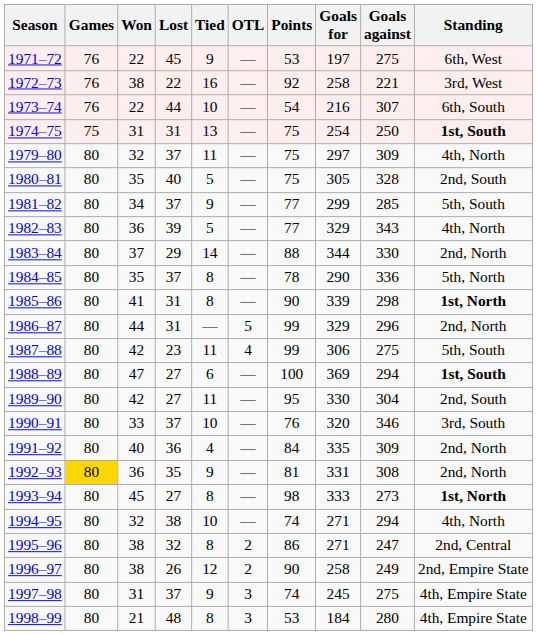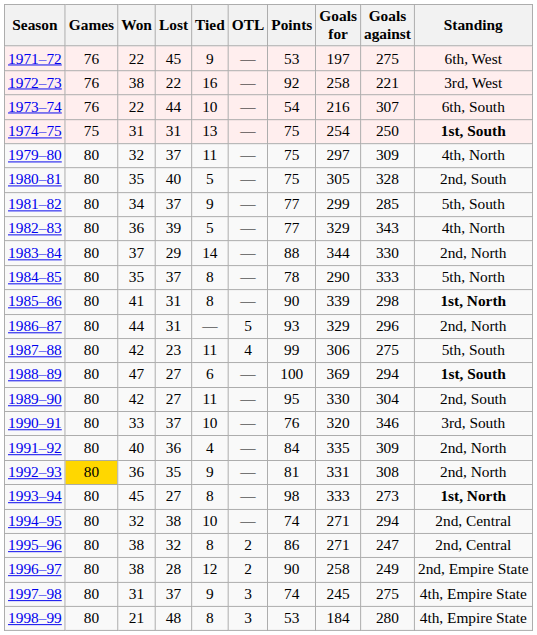(387, 277) 336 -> (387, 277) 333
(292, 326) 99 -> (292, 326) 93
(473, 521) 4th, North -> (473, 521) 2nd, Central
(173, 569) 26 -> (173, 569) 28
